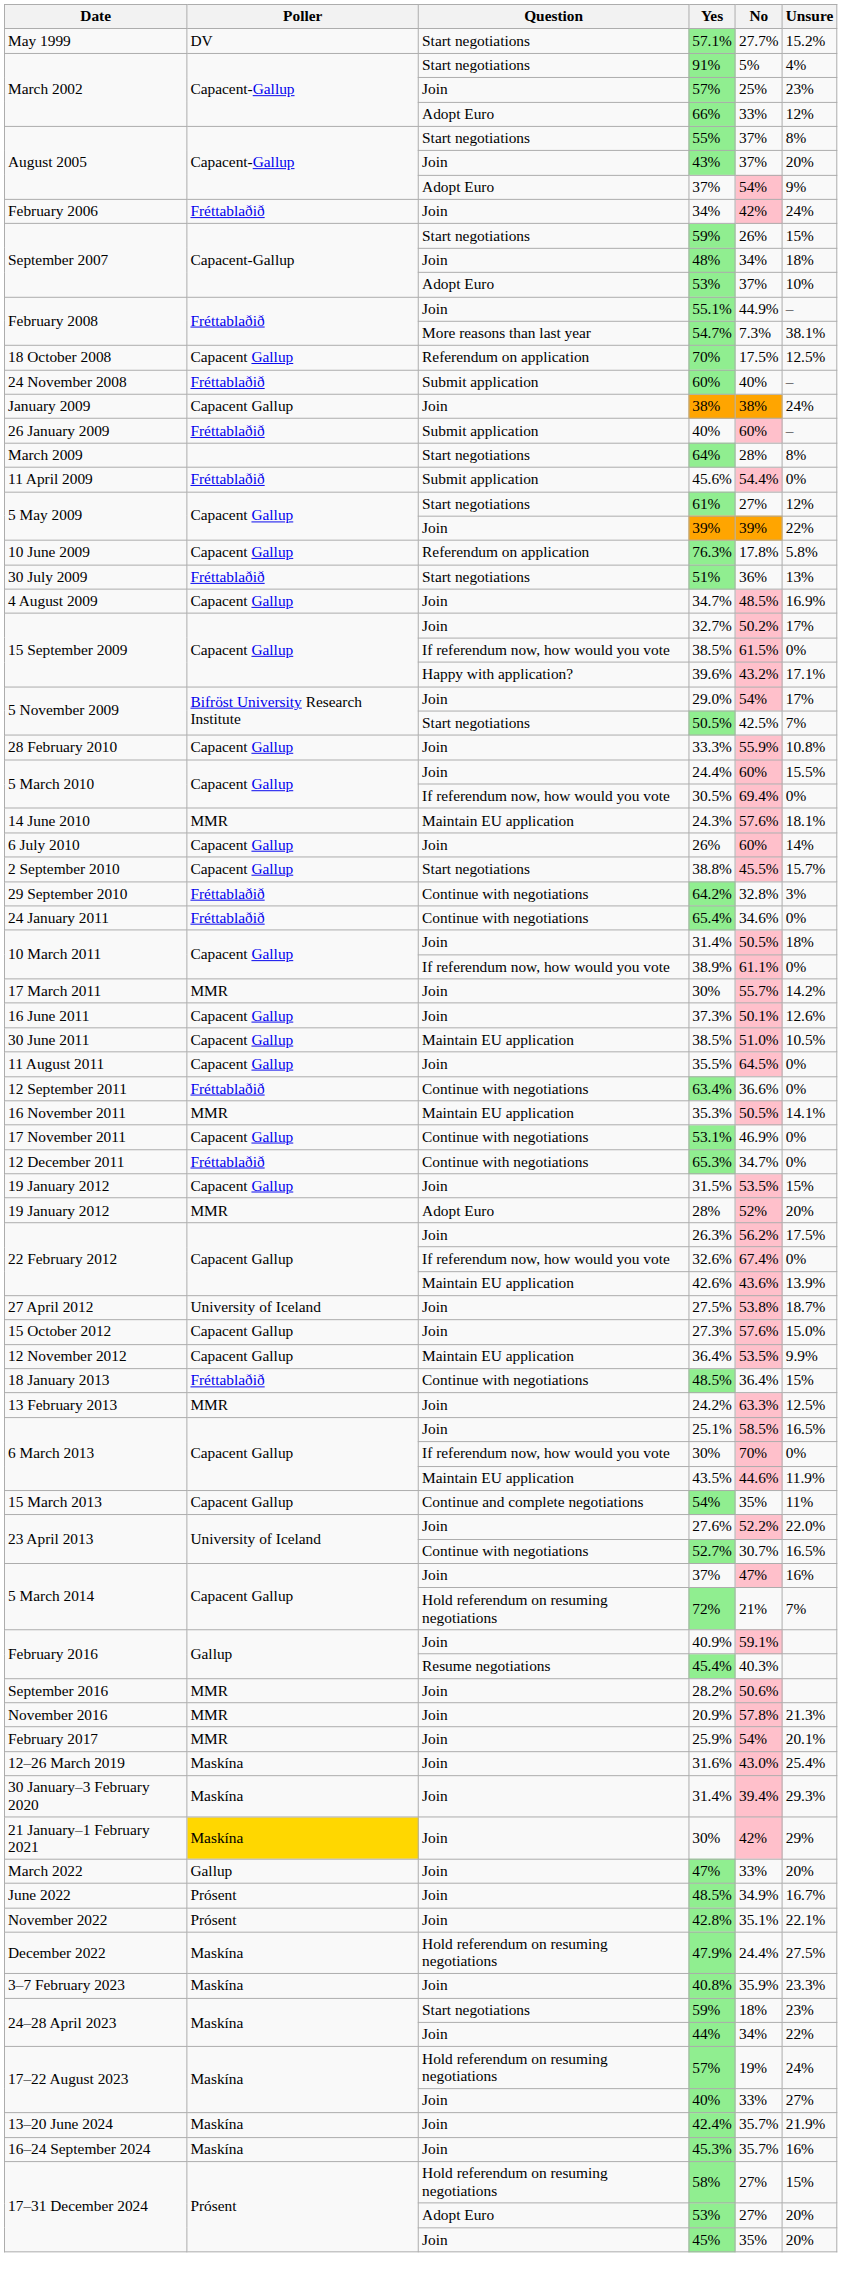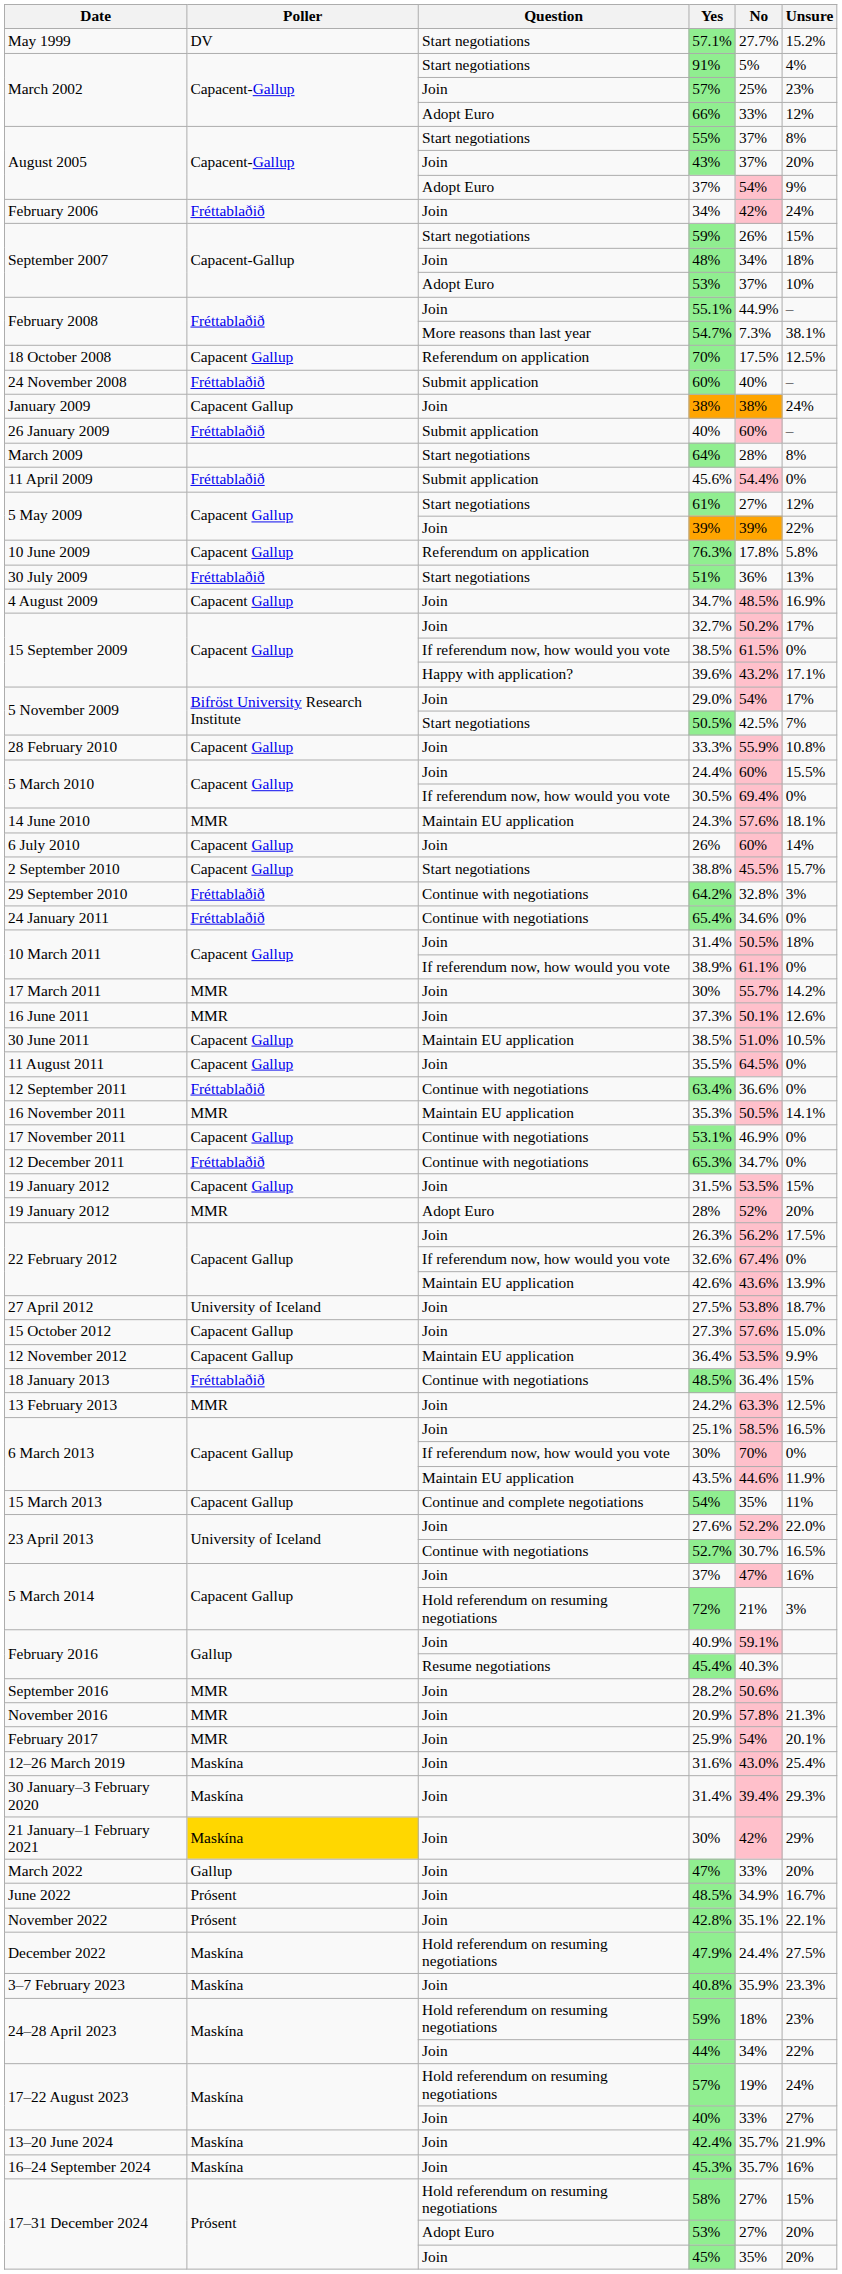(242, 1015) Capacent Gallup -> (209, 1015) MMR
(796, 1608) 7% -> (796, 1608) 3%
(476, 2010) Start negotiations -> (515, 2018) Hold referendum on resuming negotiations
